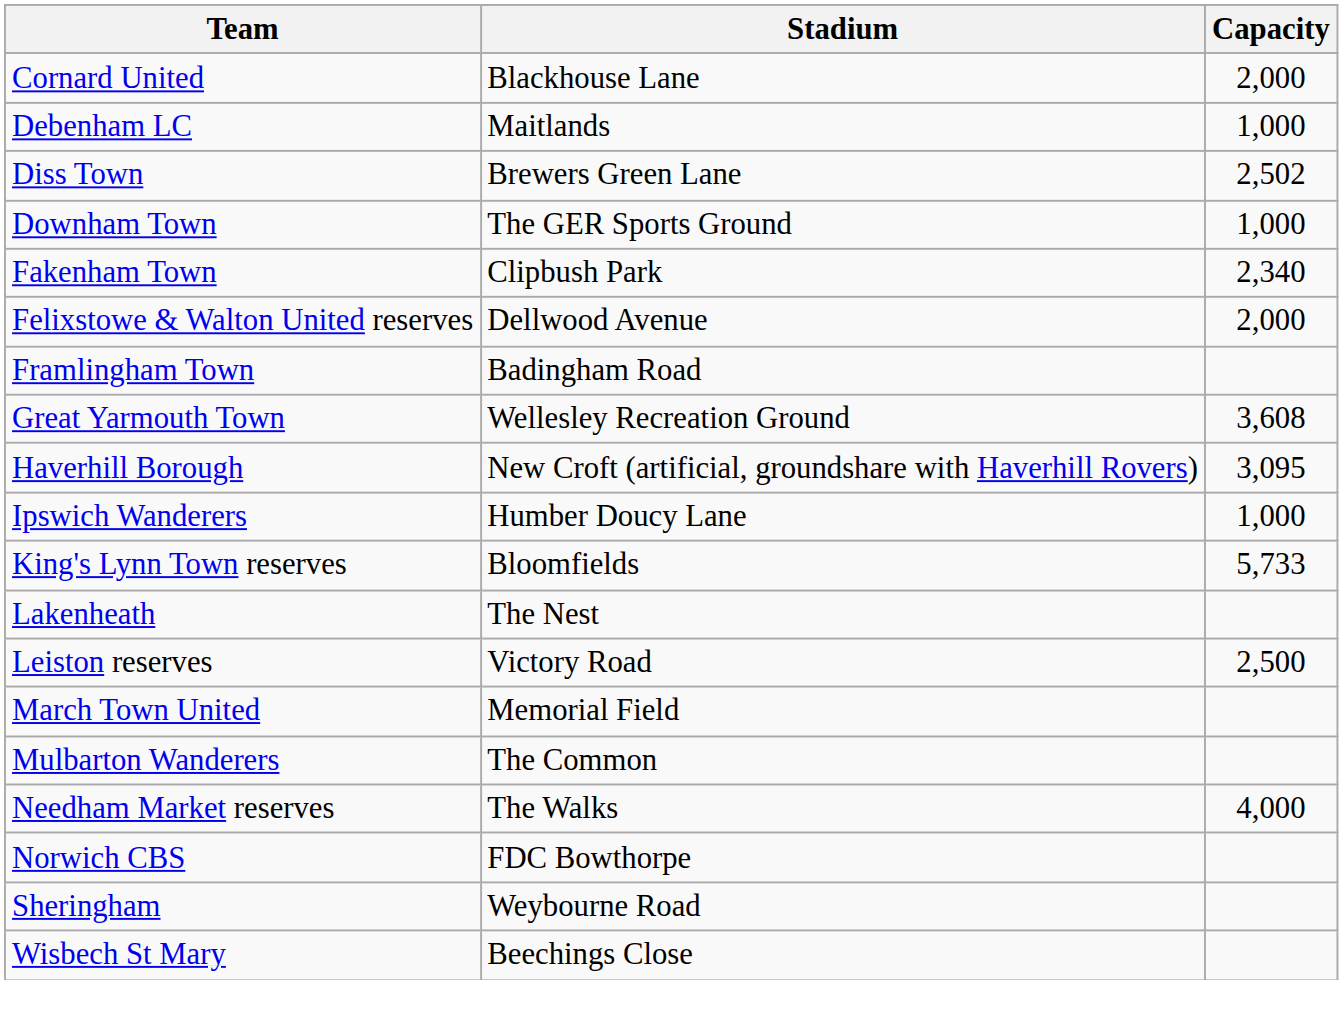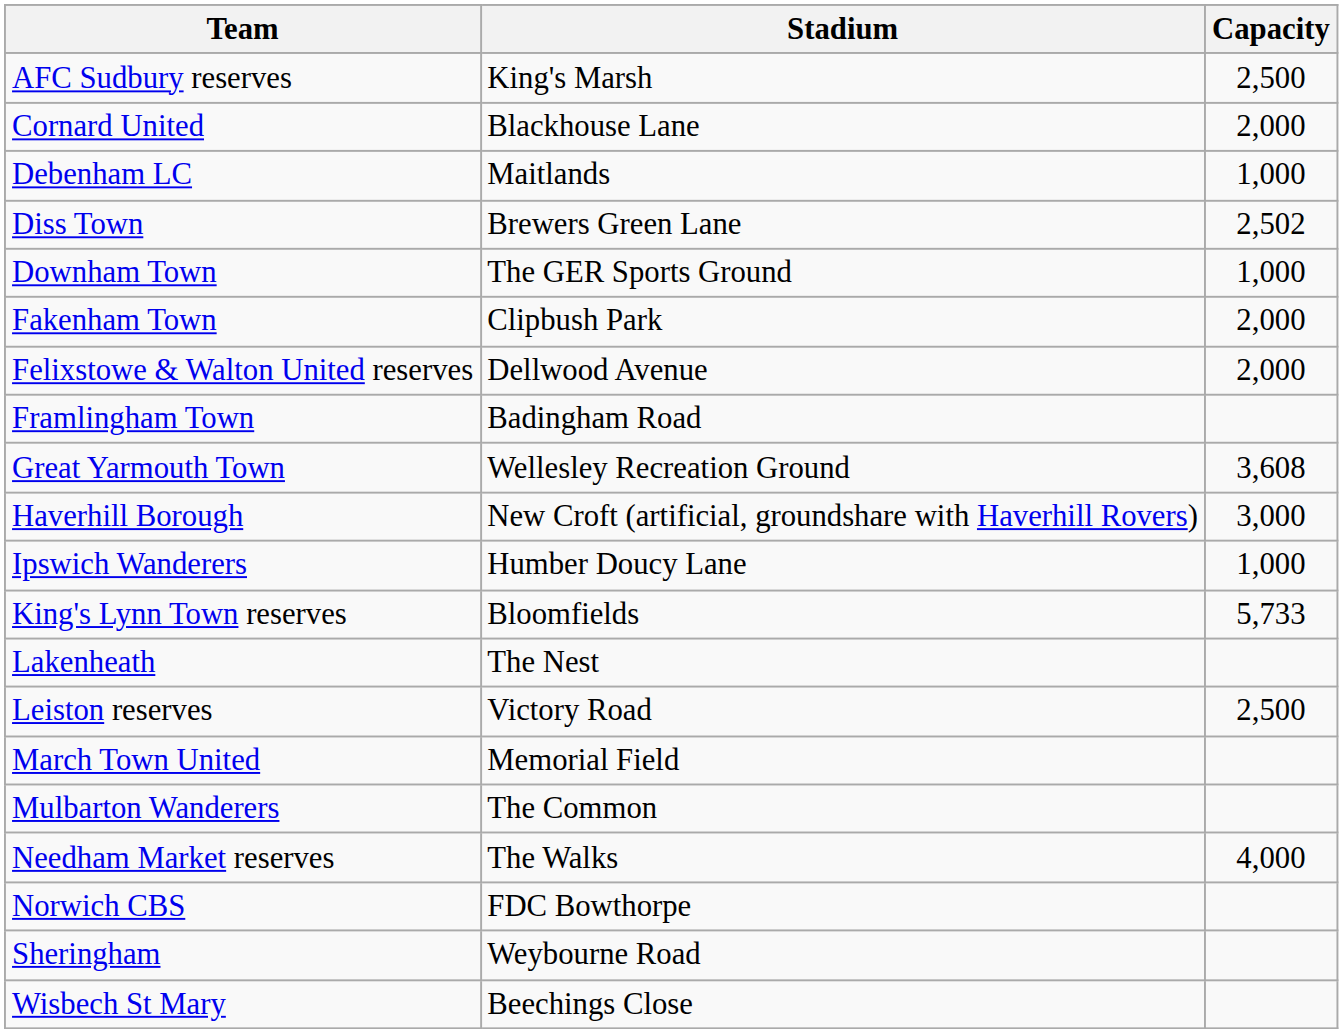+ row: (152, 77)
(1271, 272) 2,340 -> (1271, 321) 2,000
(1271, 467) 3,095 -> (1271, 516) 3,000
